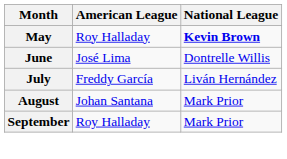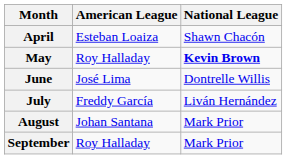+ row: (38, 36)
